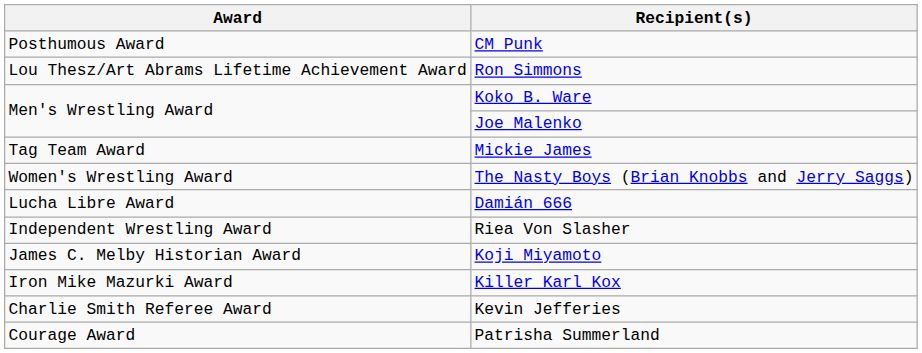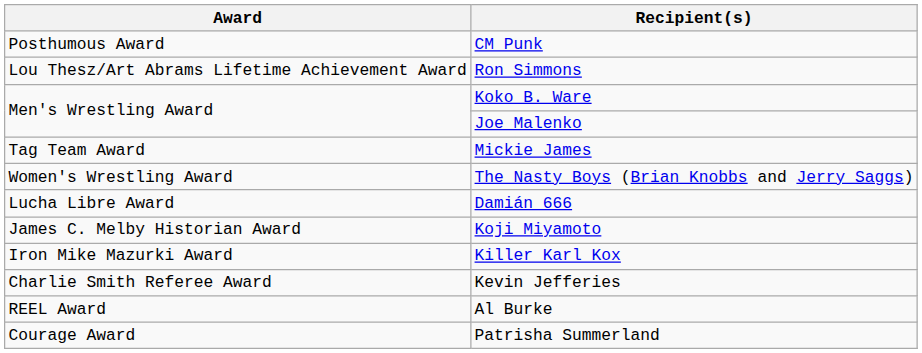- row: (553, 230)
+ row: (514, 309)
